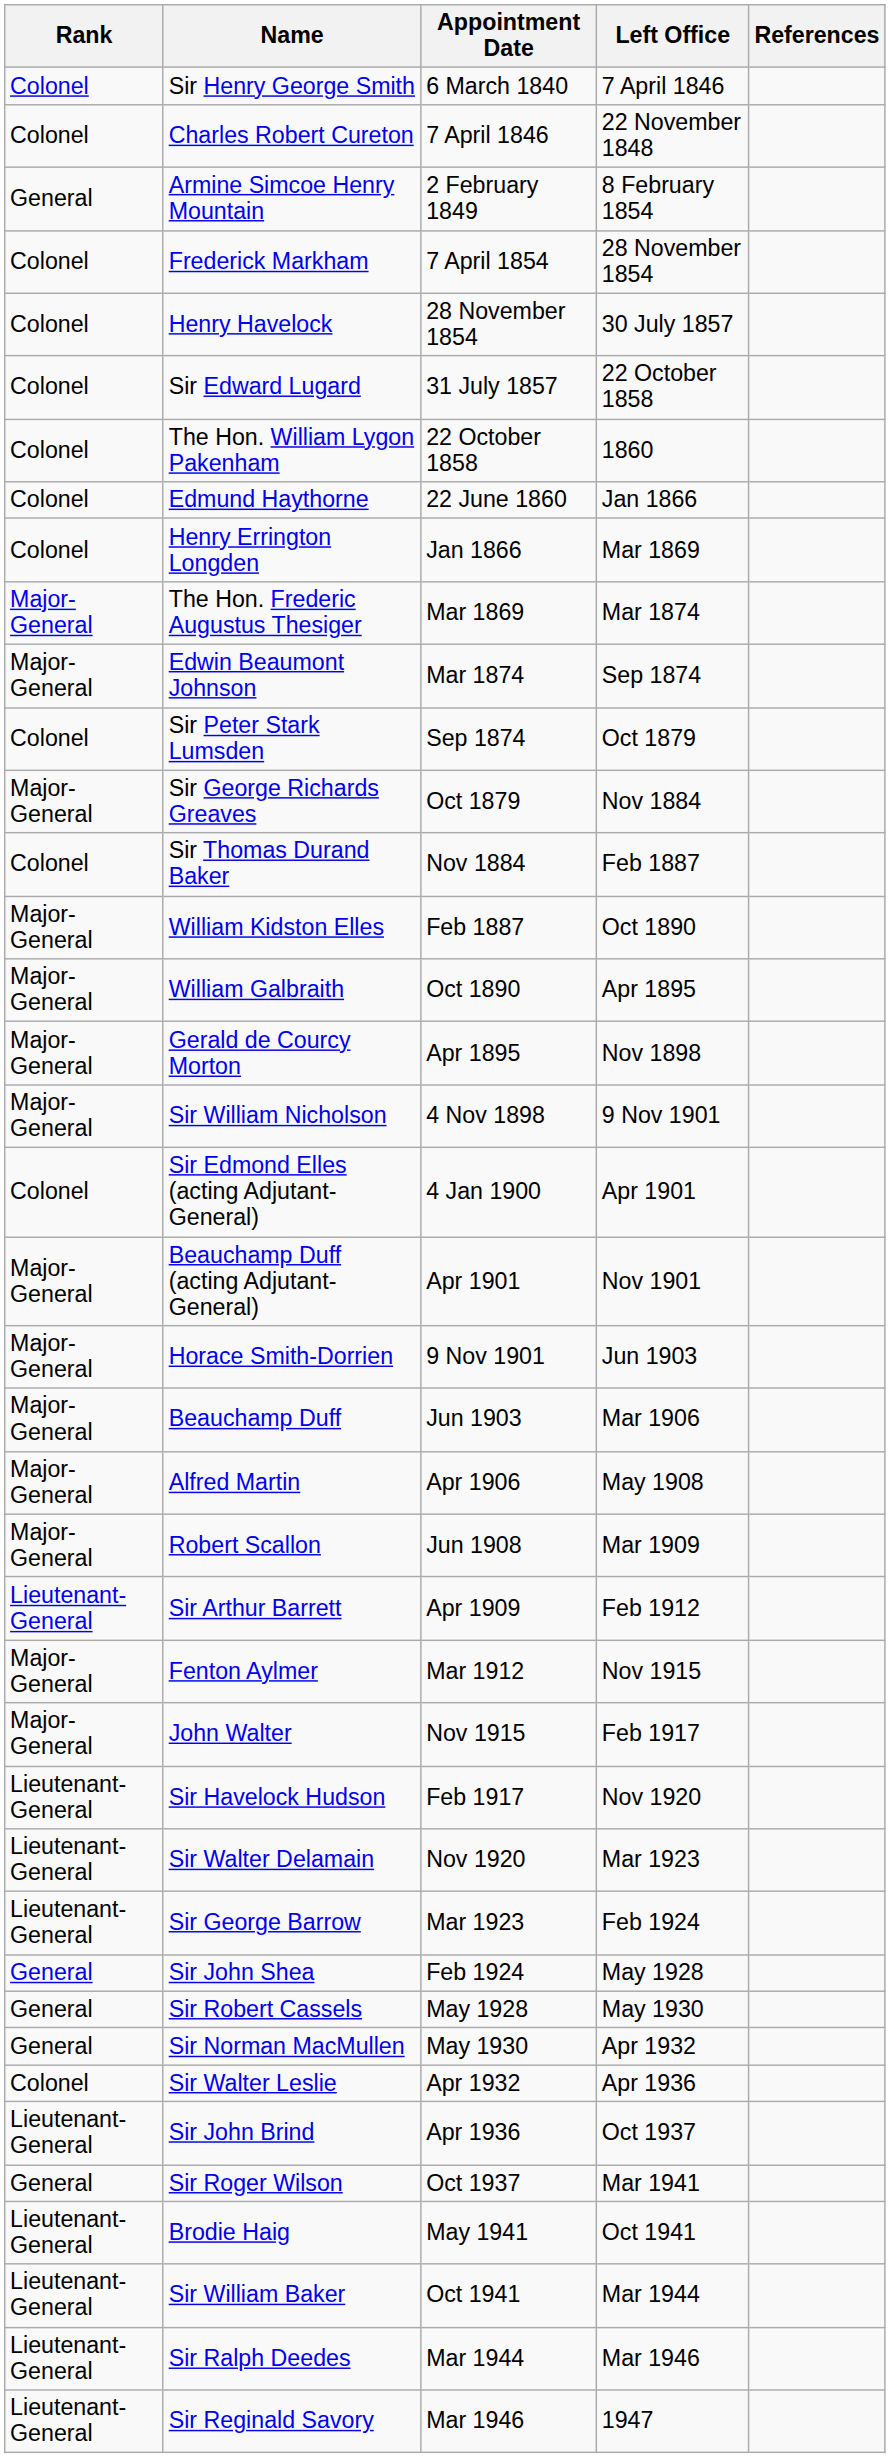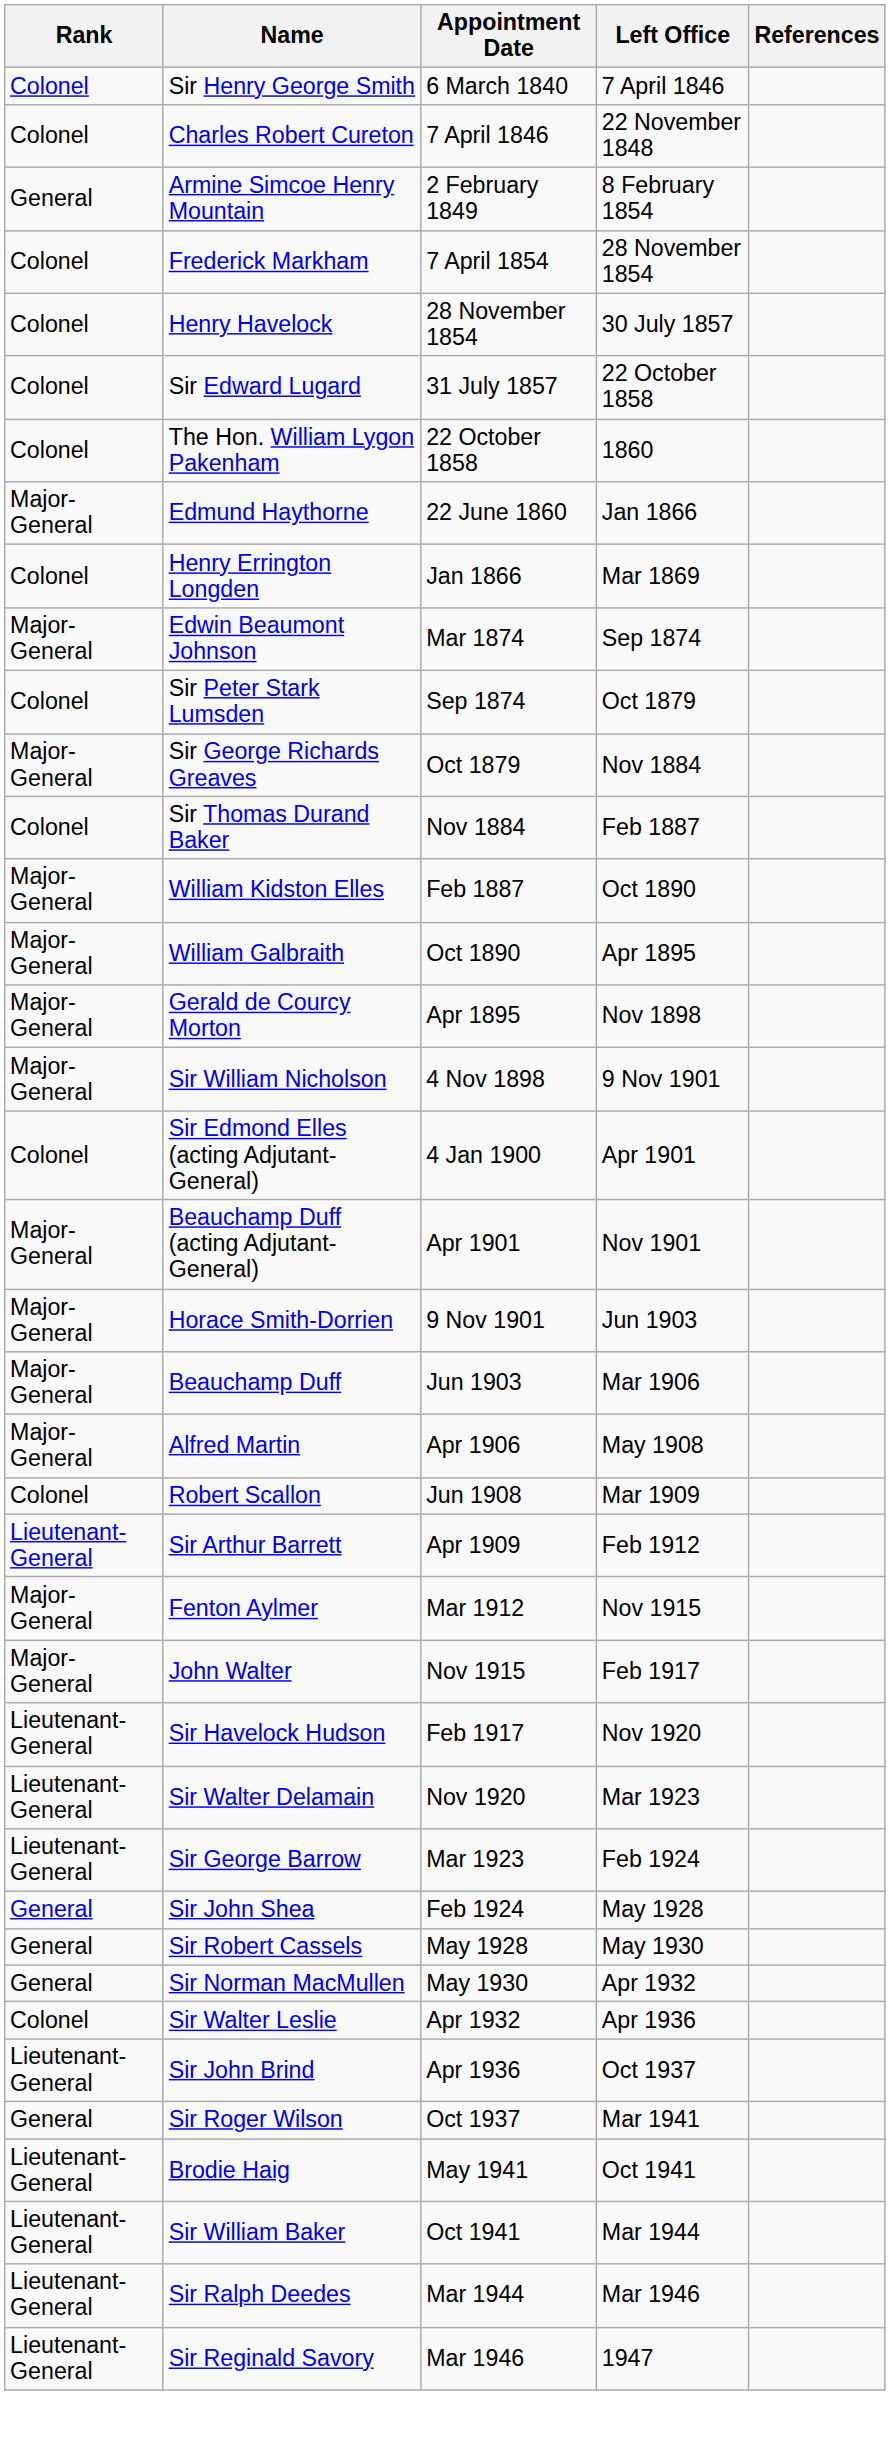(49, 499) Colonel -> (51, 512) Major-General
- row: (265, 612)
(51, 1545) Major-General -> (49, 1495) Colonel
